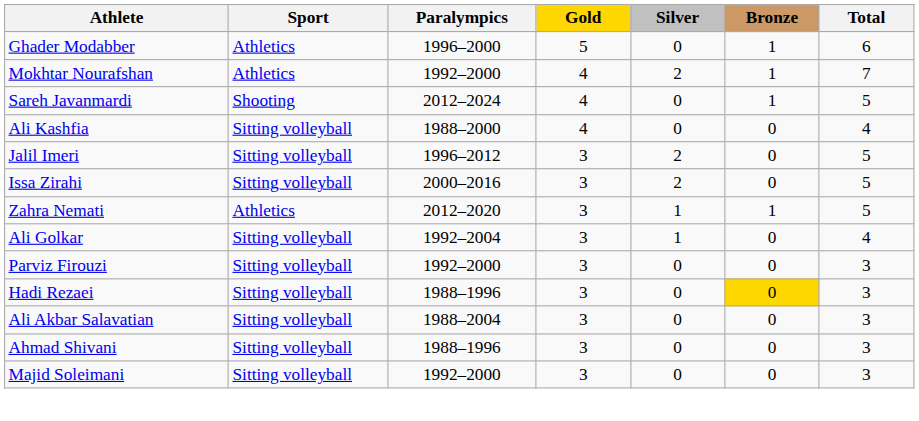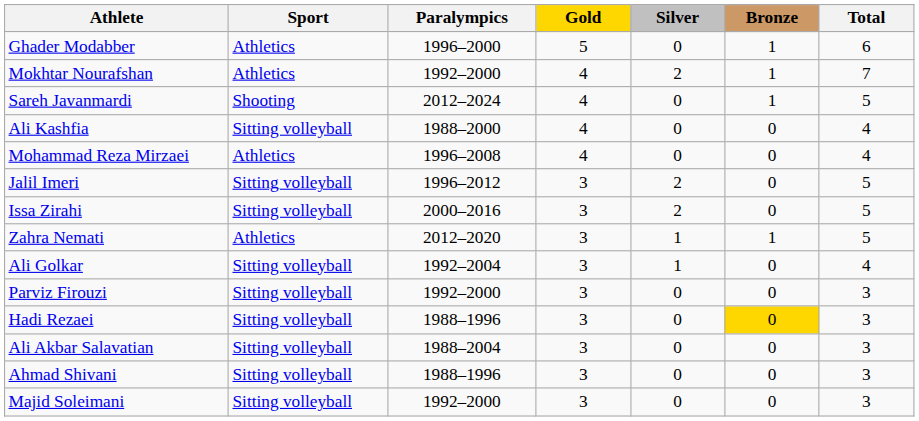+ row: (99, 155)
